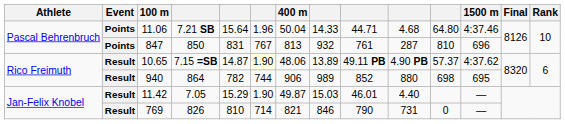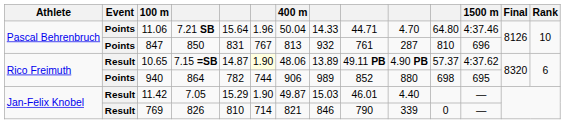(409, 29) 4.68 -> (409, 29) 4.70
(120, 78) Result -> (120, 78) Points
(409, 111) 731 -> (409, 111) 339
